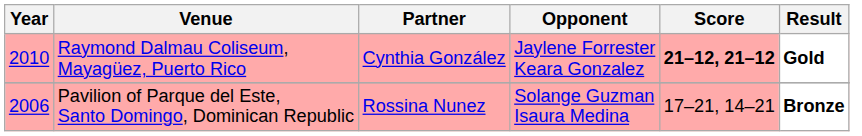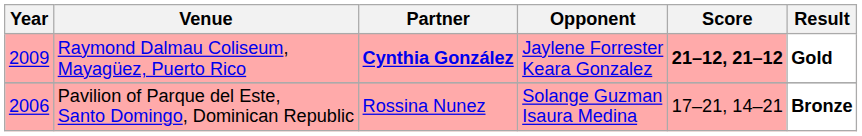(29, 58) 2010 -> (29, 58) 2009
(434, 58) normal -> (438, 58) bold
